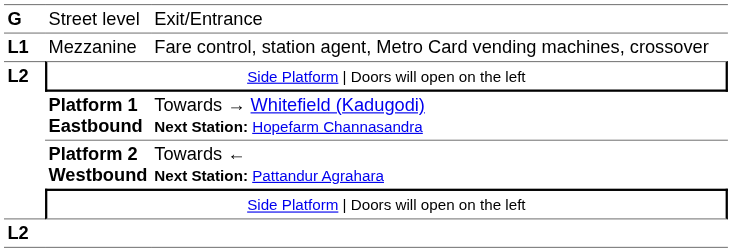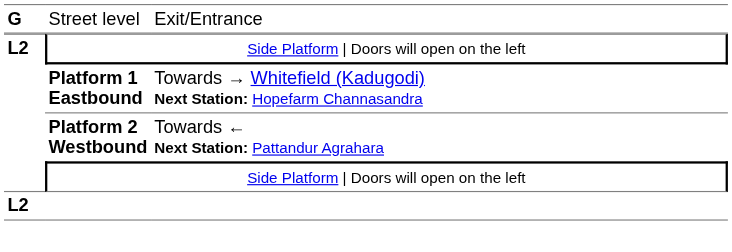- row: (93, 47)
